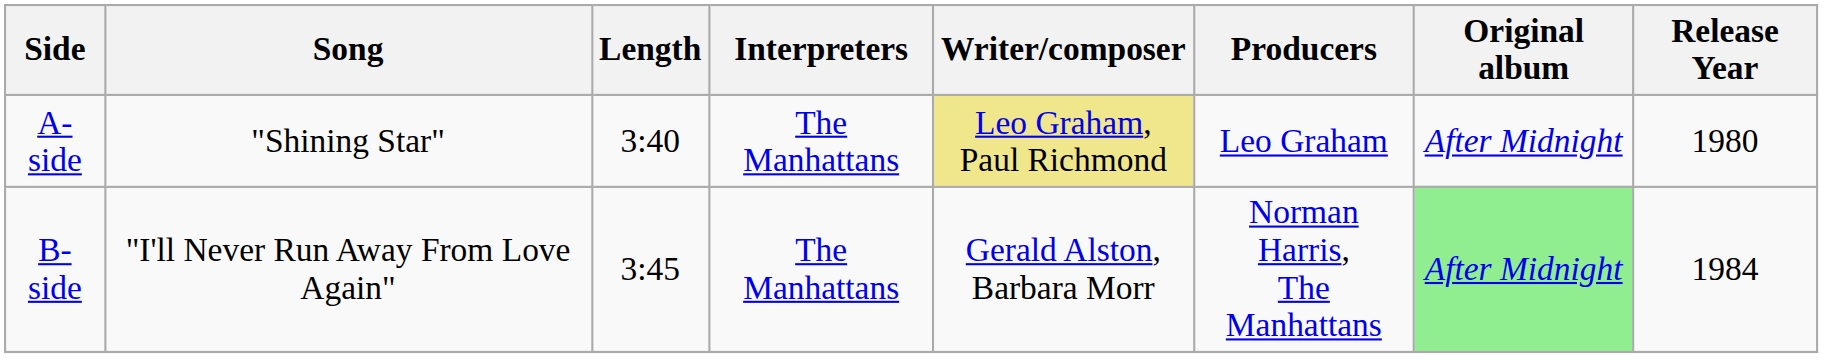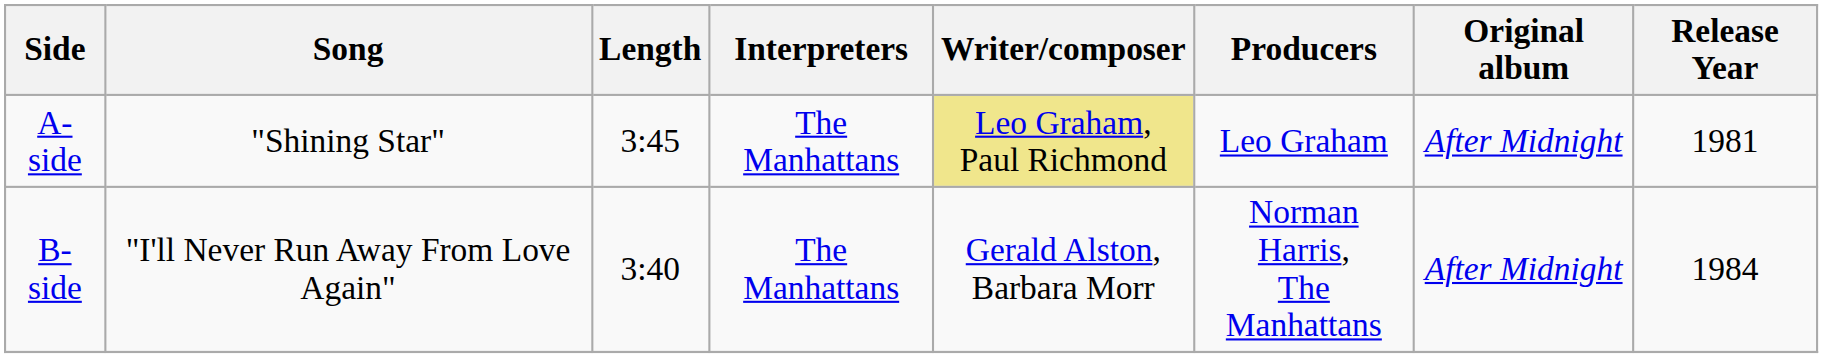(650, 140) 3:40 -> (650, 140) 3:45
(1725, 140) 1980 -> (1725, 140) 1981
(650, 268) 3:45 -> (650, 268) 3:40
(1524, 268) lightgreen background -> (1524, 268) no background
